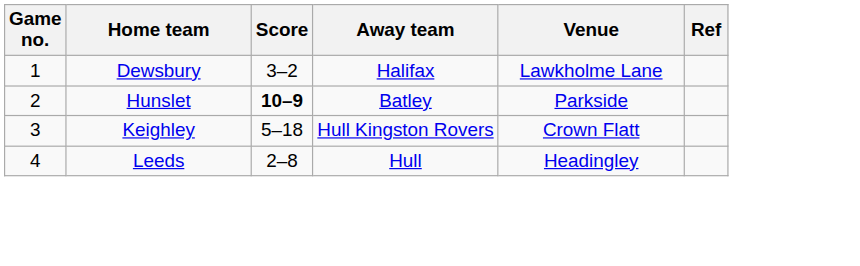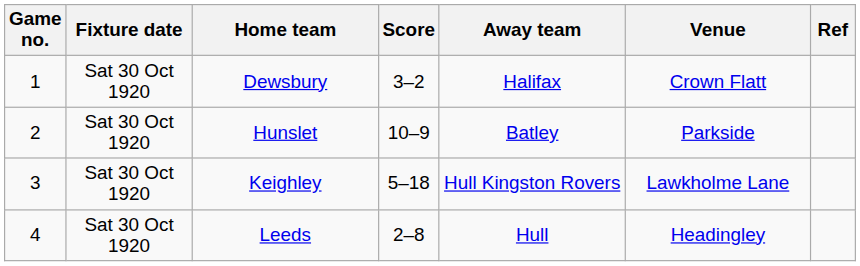+ column: (129, 30)
(591, 70) Lawkholme Lane -> (718, 81) Crown Flatt
(282, 100) bold -> (409, 132) normal
(591, 130) Crown Flatt -> (718, 183) Lawkholme Lane
